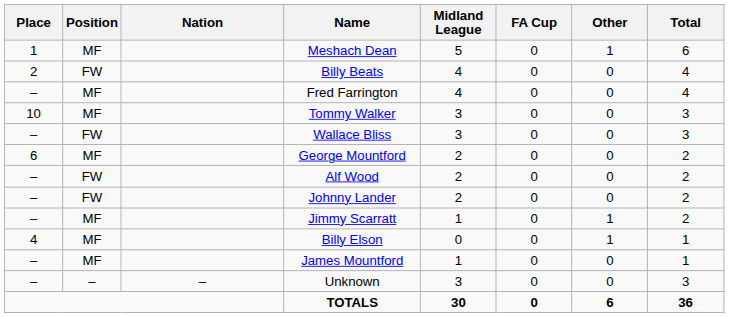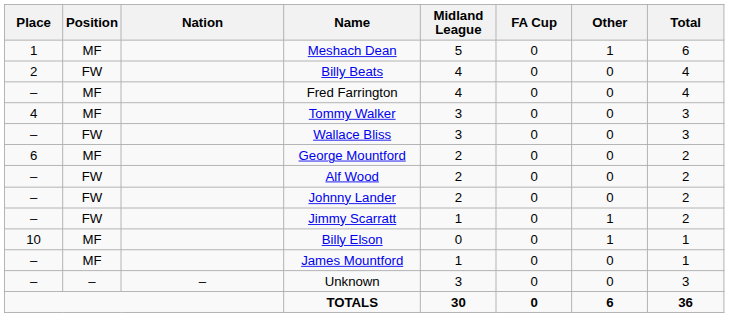(34, 114) 10 -> (34, 114) 4
(92, 218) MF -> (92, 218) FW
(34, 239) 4 -> (34, 239) 10
